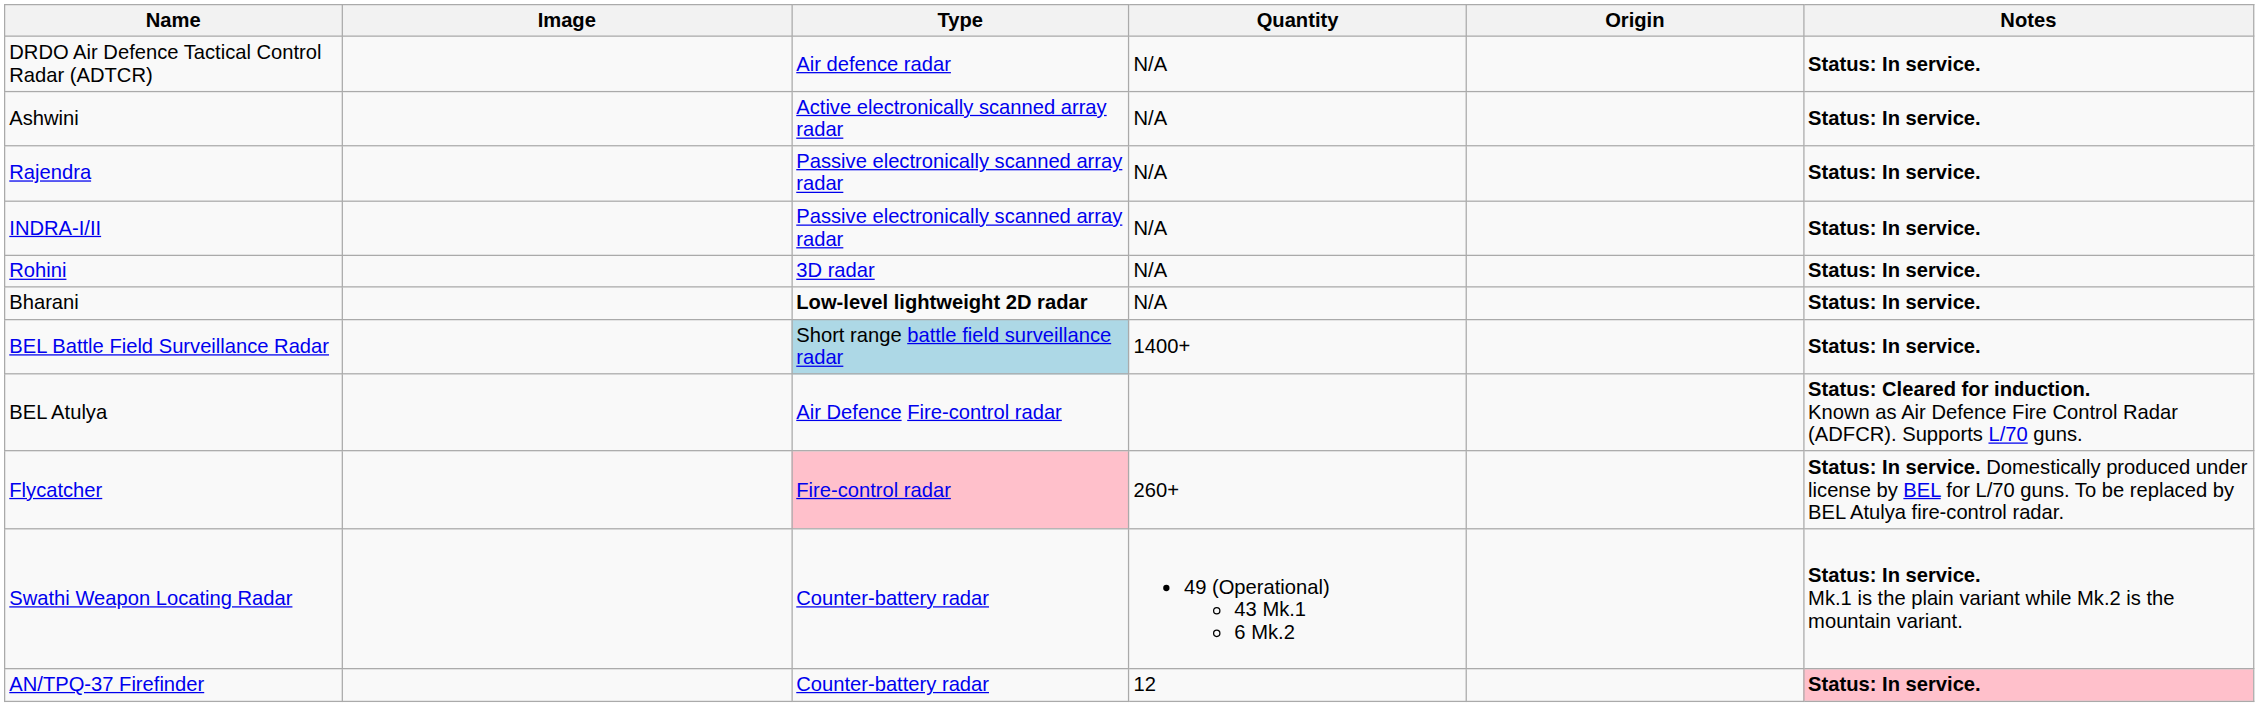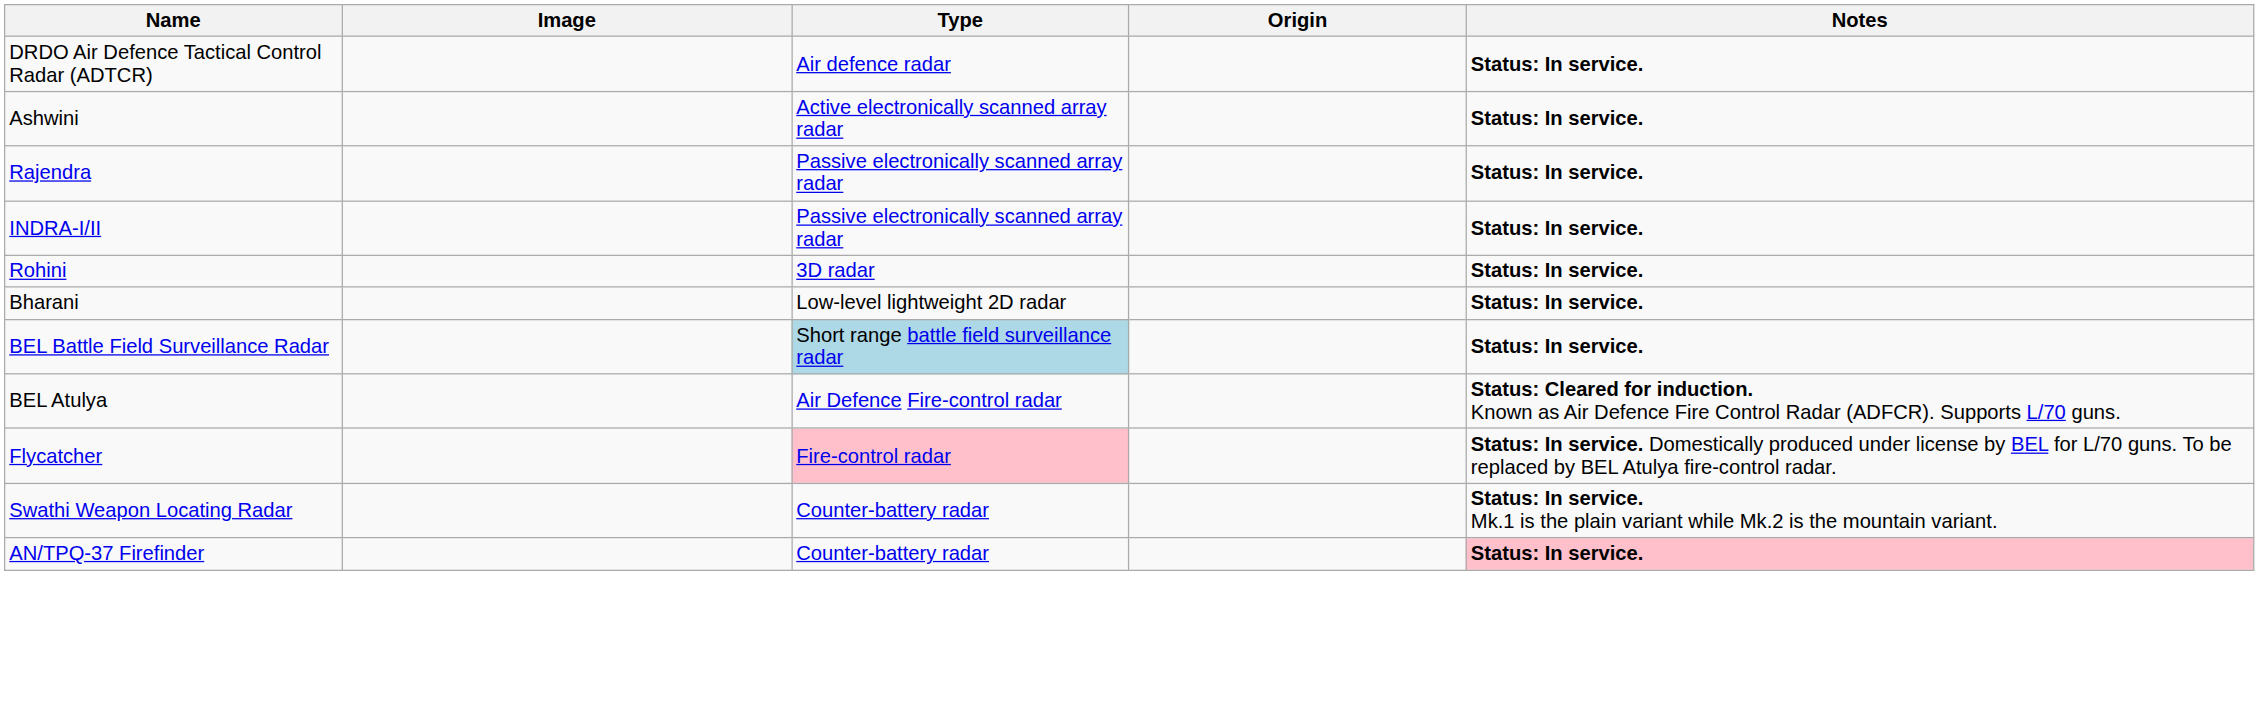- column: (1298, 20)
(942, 303) bold -> (931, 303) normal
